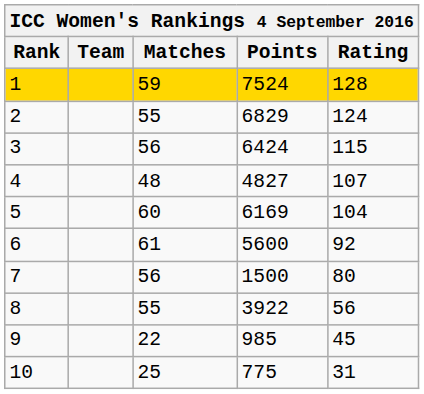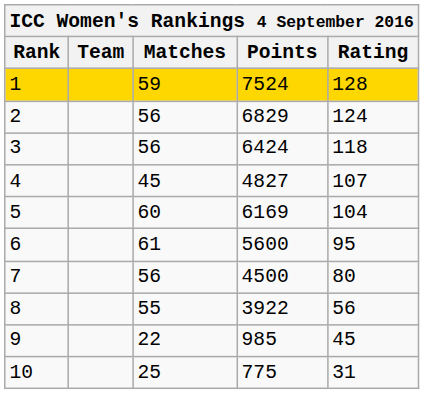(149, 117) 55 -> (149, 117) 56
(350, 149) 115 -> (350, 149) 118
(149, 181) 48 -> (149, 181) 45
(344, 245) 92 -> (344, 245) 95
(265, 277) 1500 -> (265, 277) 4500
